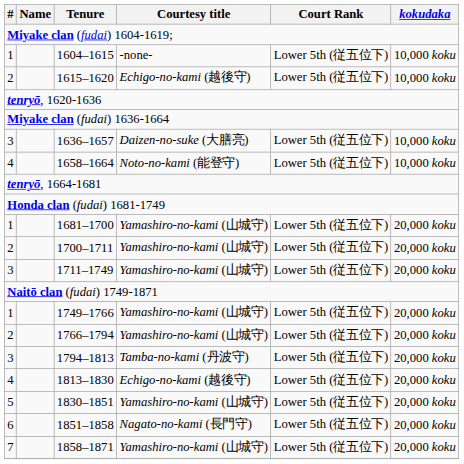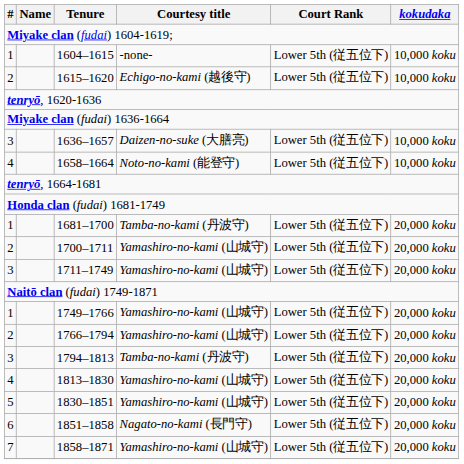(194, 225) Yamashiro-no-kami (山城守) -> (184, 225) Tamba-no-kami (丹波守)
(185, 379) Echigo-no-kami (越後守) -> (194, 379) Yamashiro-no-kami (山城守)
